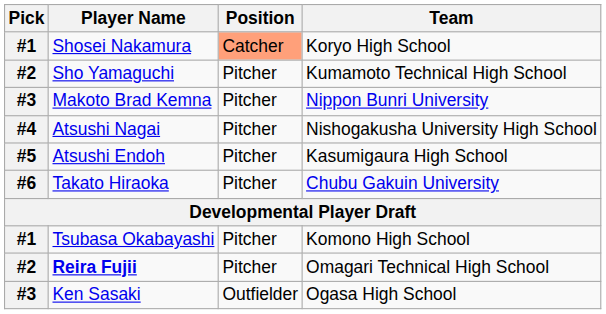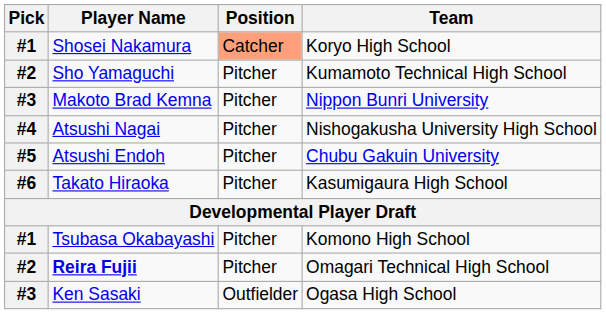(407, 156) Kasumigaura High School -> (403, 156) Chubu Gakuin University
(403, 184) Chubu Gakuin University -> (407, 184) Kasumigaura High School
